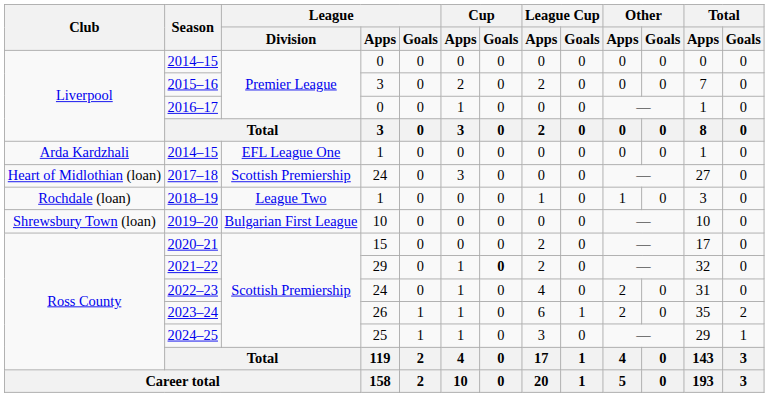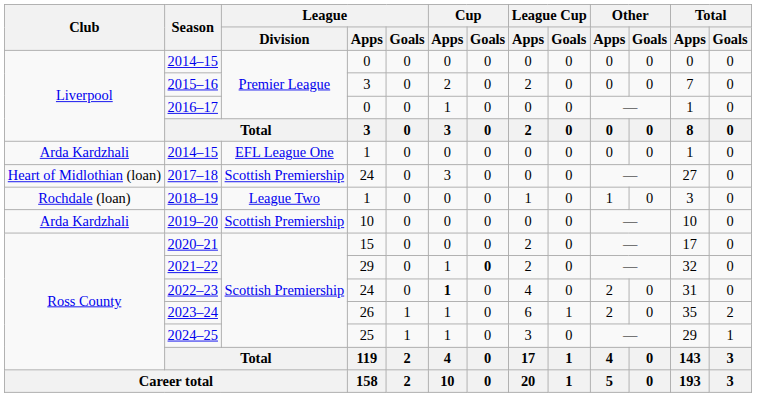(84, 221) Shrewsbury Town (loan) -> (84, 221) Arda Kardzhali
(291, 221) Bulgarian First League -> (284, 221) Scottish Premiership
(461, 289) normal -> (447, 289) bold
